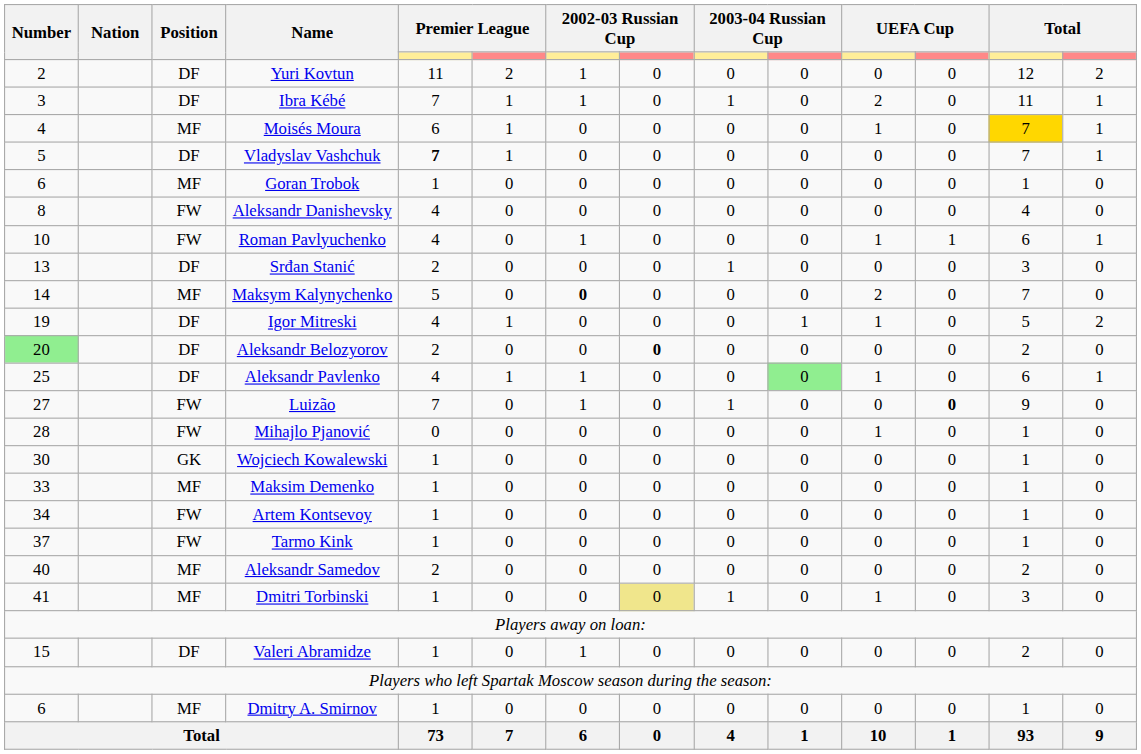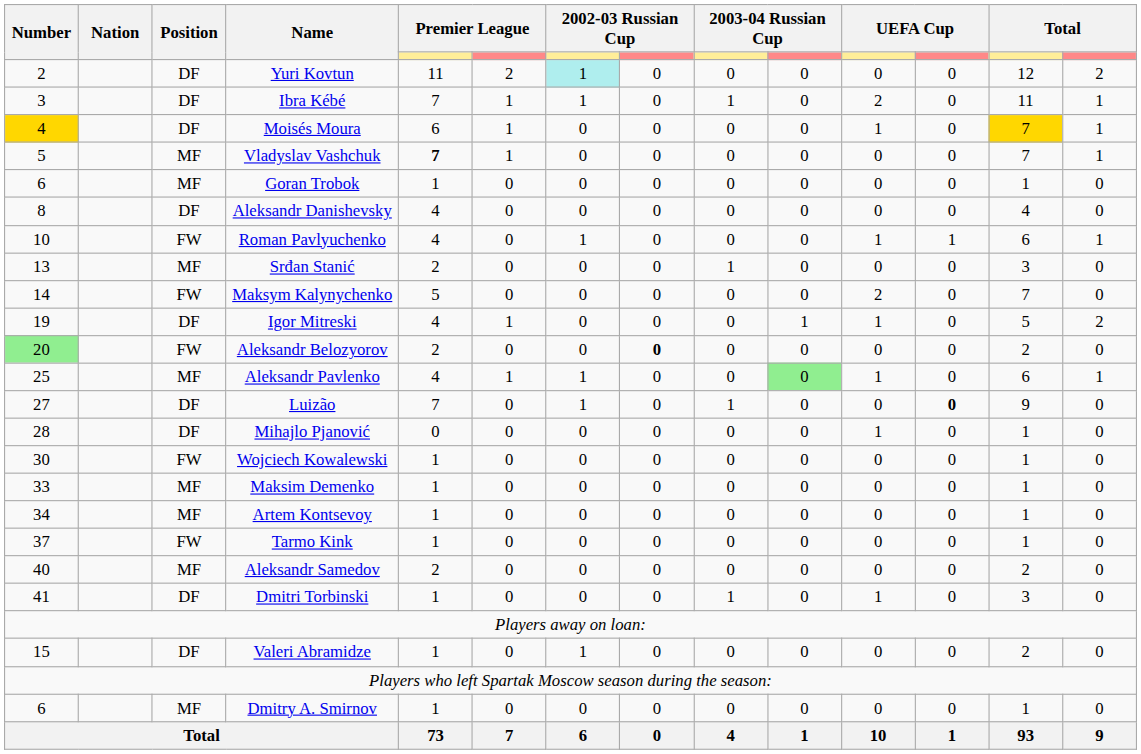(583, 73) no background -> (583, 73) paleturquoise background
(41, 128) no background -> (41, 128) gold background
(189, 128) MF -> (189, 128) DF
(189, 156) DF -> (189, 156) MF
(189, 211) FW -> (189, 211) DF
(189, 266) DF -> (189, 266) MF
(189, 294) MF -> (189, 294) FW
(583, 294) bold -> (583, 294) normal
(189, 349) DF -> (189, 349) FW
(189, 376) DF -> (189, 376) MF
(189, 404) FW -> (189, 404) DF
(189, 432) FW -> (189, 432) DF
(189, 459) GK -> (189, 459) FW
(189, 514) FW -> (189, 514) MF
(189, 597) MF -> (189, 597) DF
(657, 597) khaki background -> (657, 597) no background
